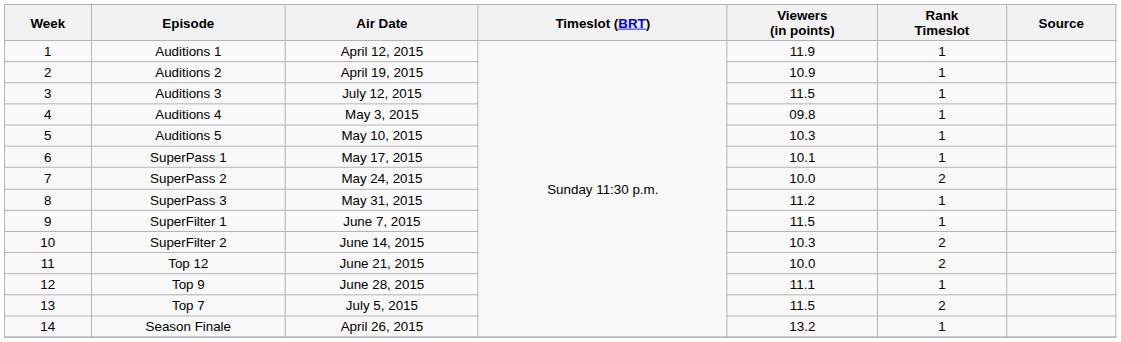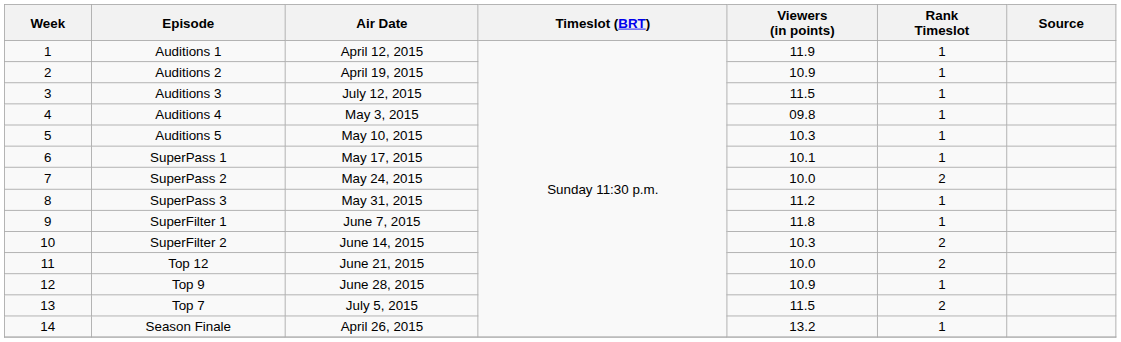(802, 221) 11.5 -> (802, 221) 11.8
(802, 284) 11.1 -> (802, 284) 10.9
